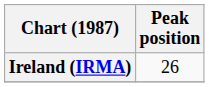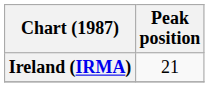(170, 67) 26 -> (170, 67) 21
